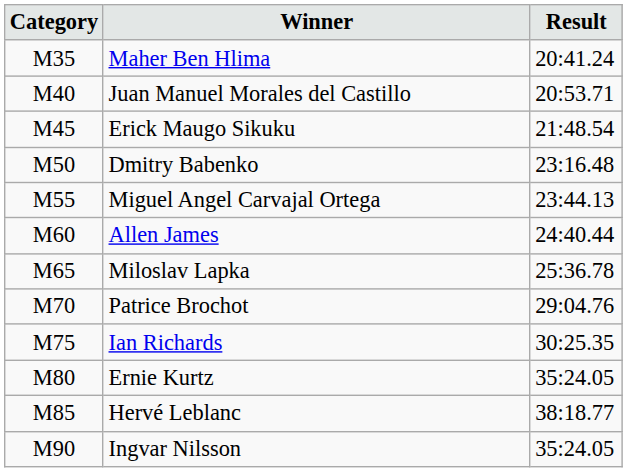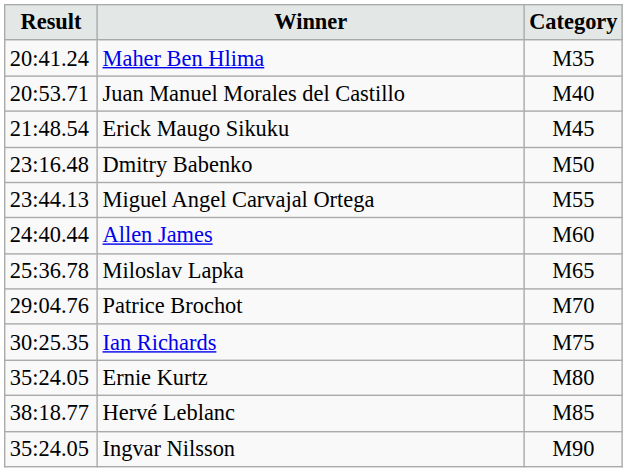columns swapped: (54, 22) <-> (576, 22)
